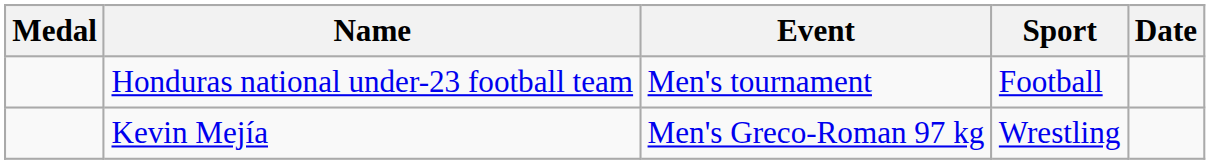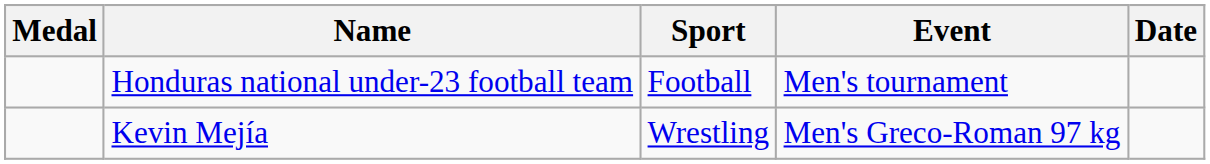columns swapped: (1060, 30) <-> (816, 30)
